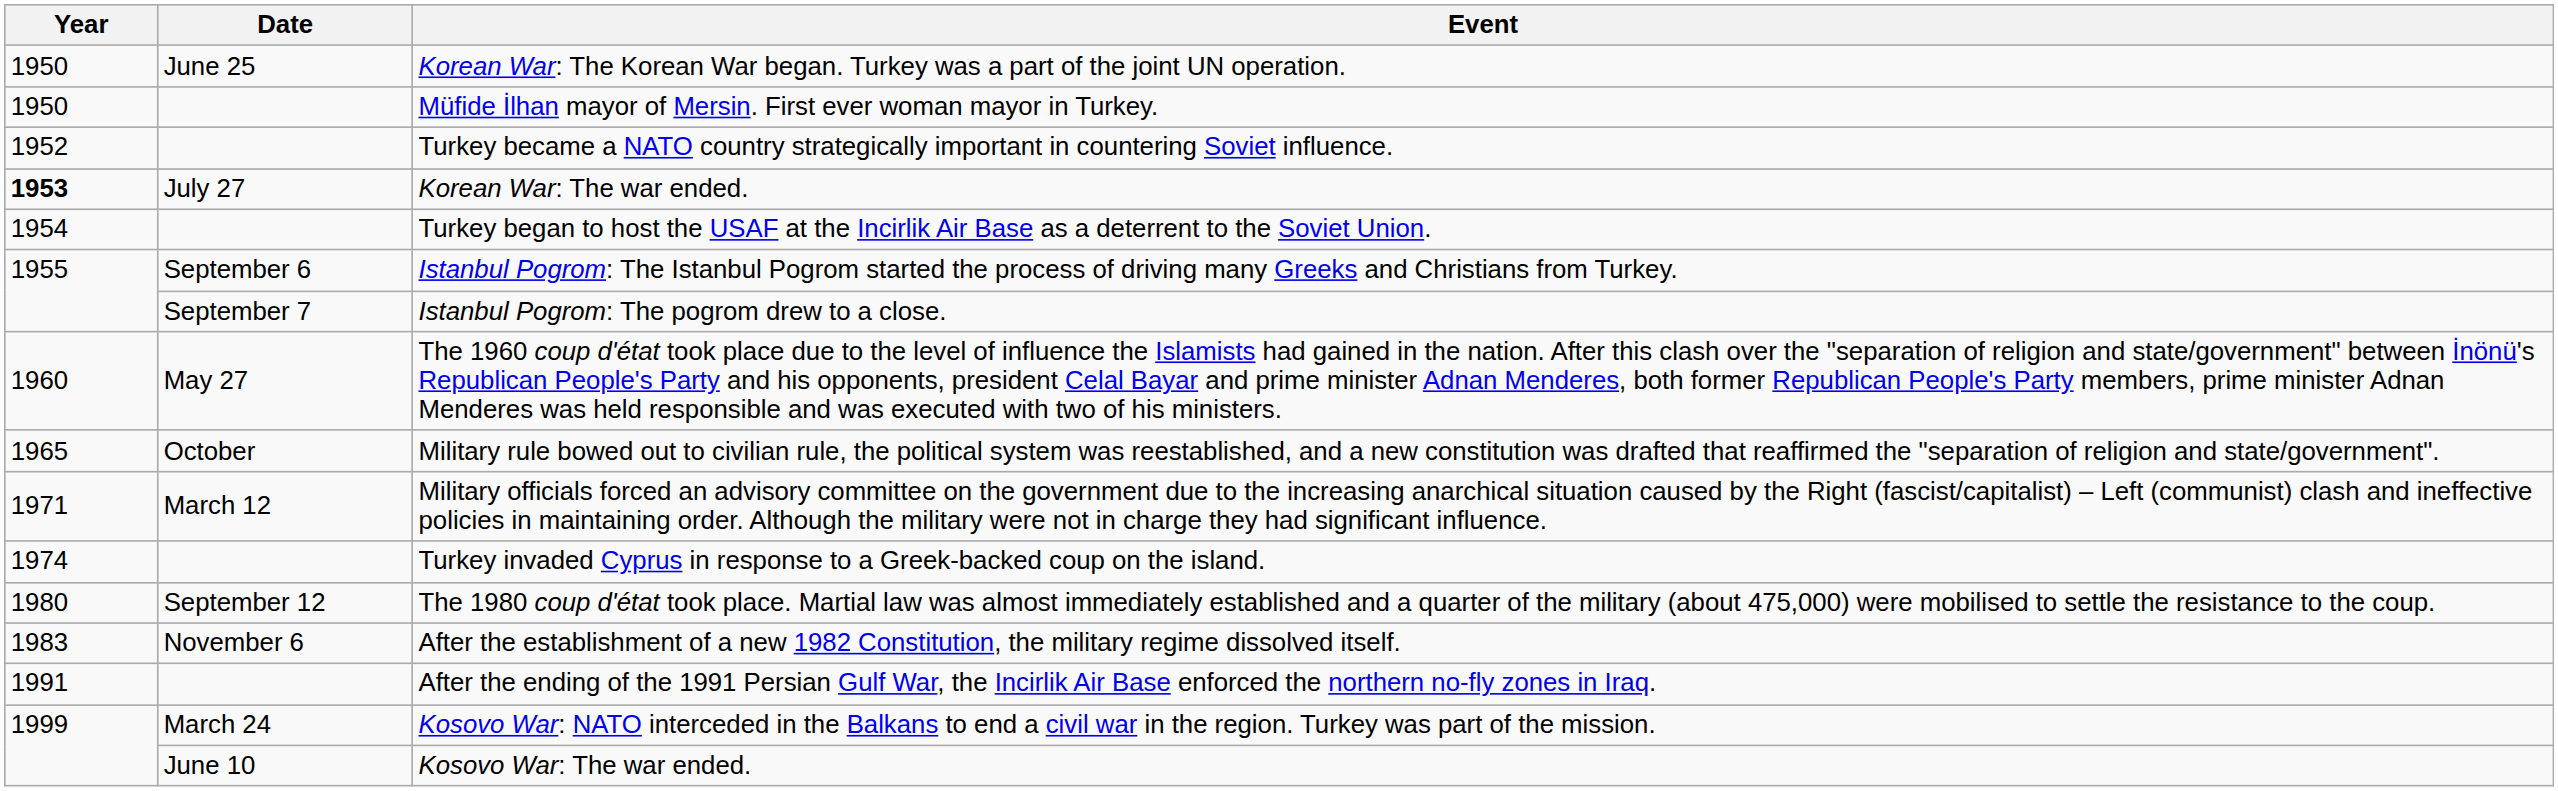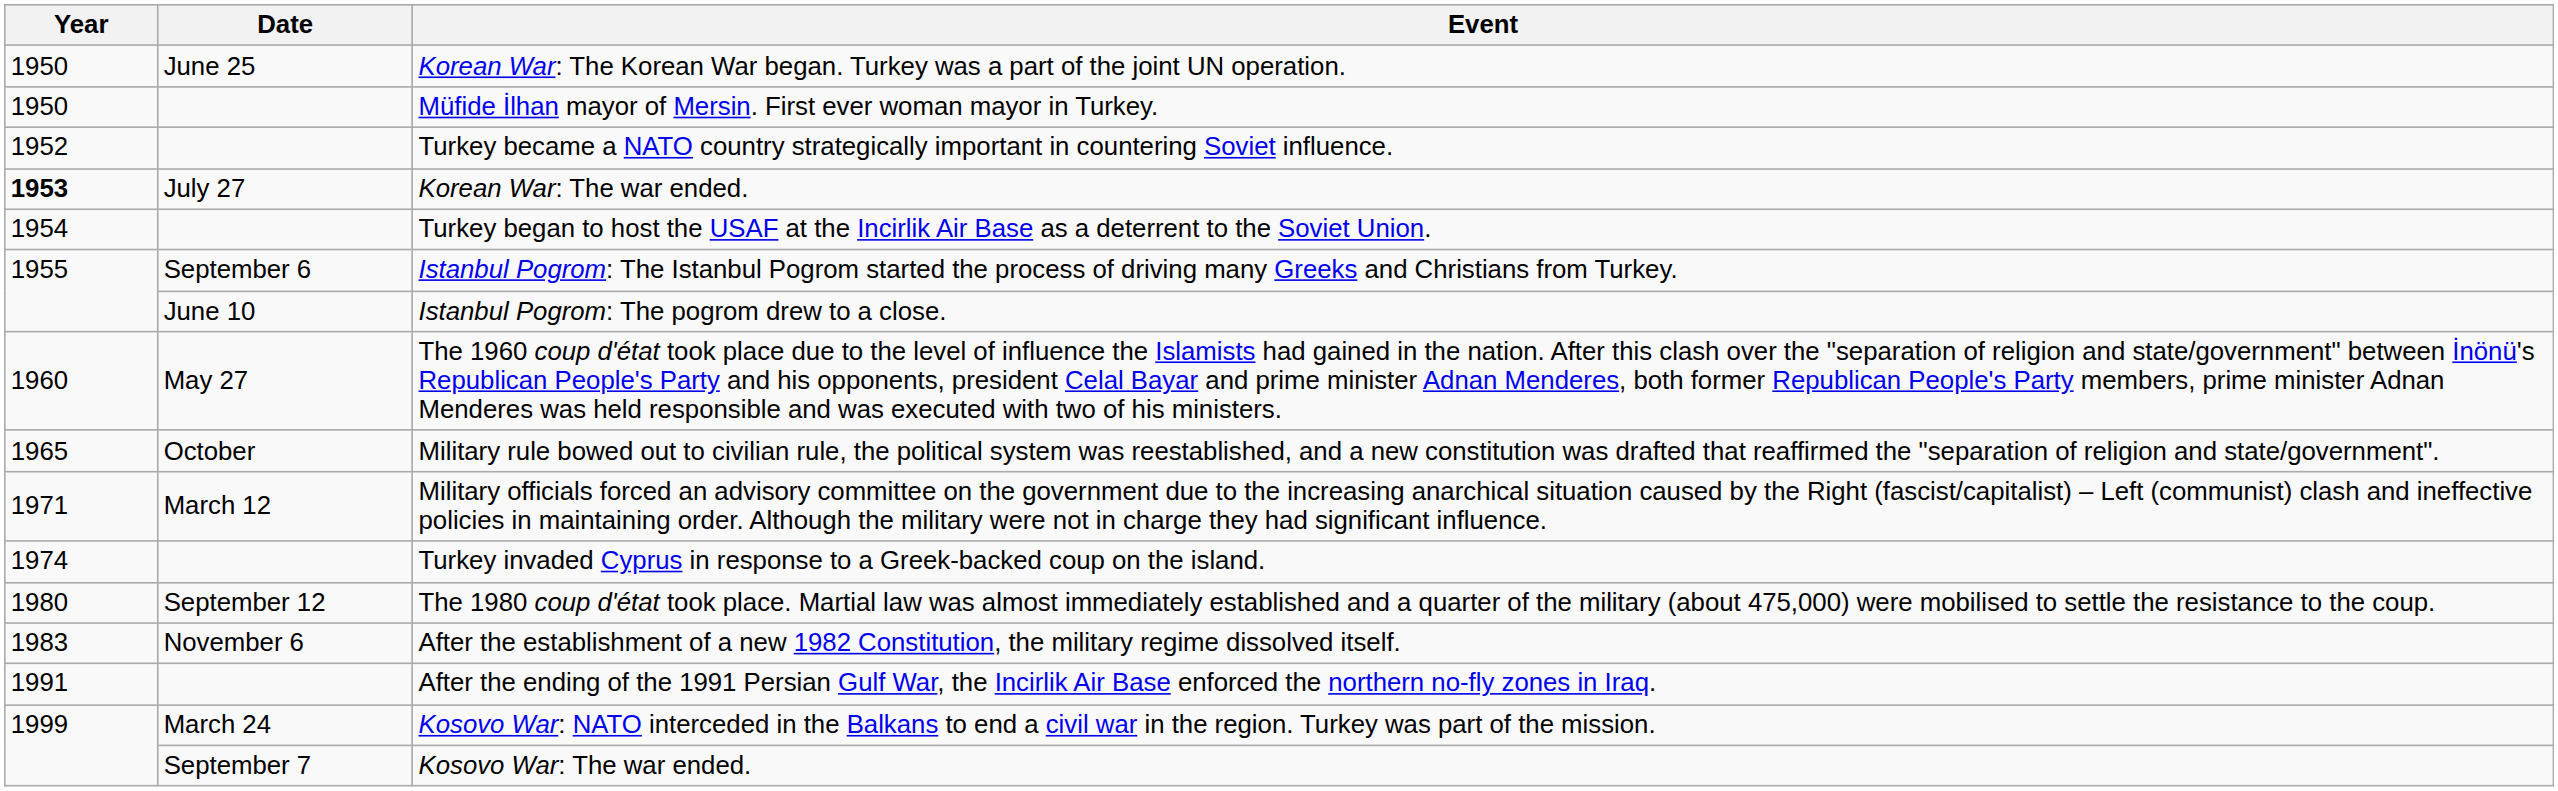(237, 310) September 7 -> (209, 310) June 10
(209, 765) June 10 -> (237, 765) September 7
